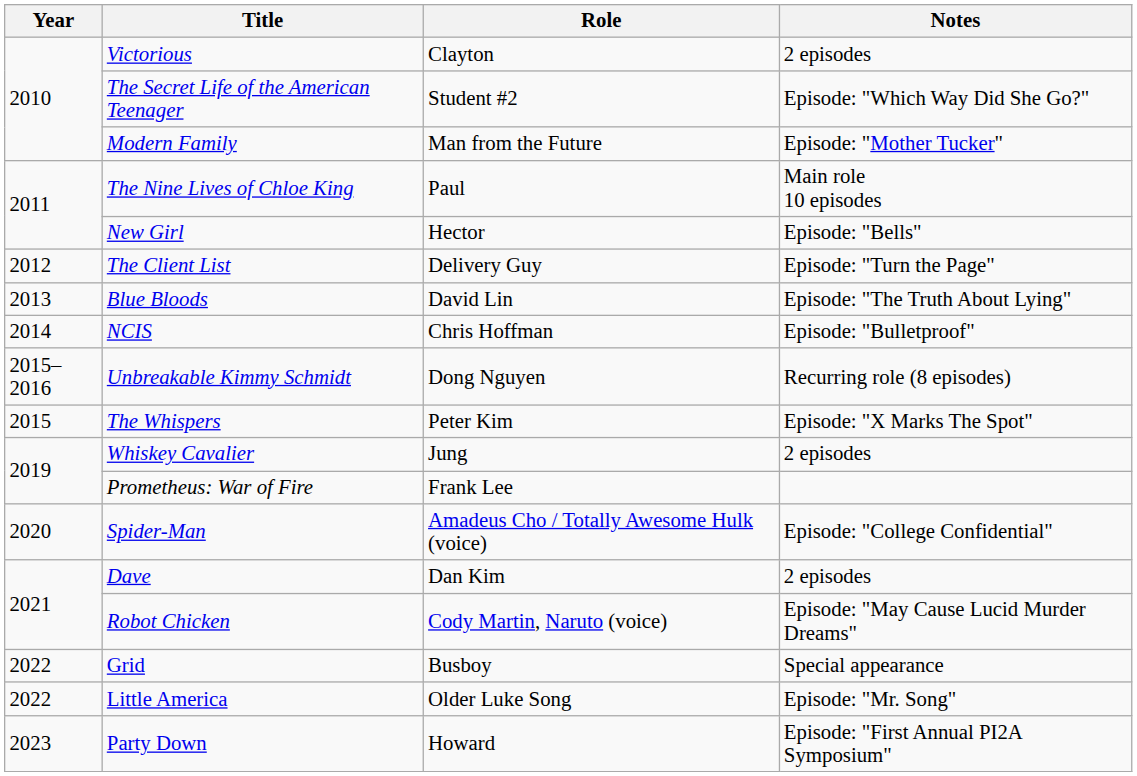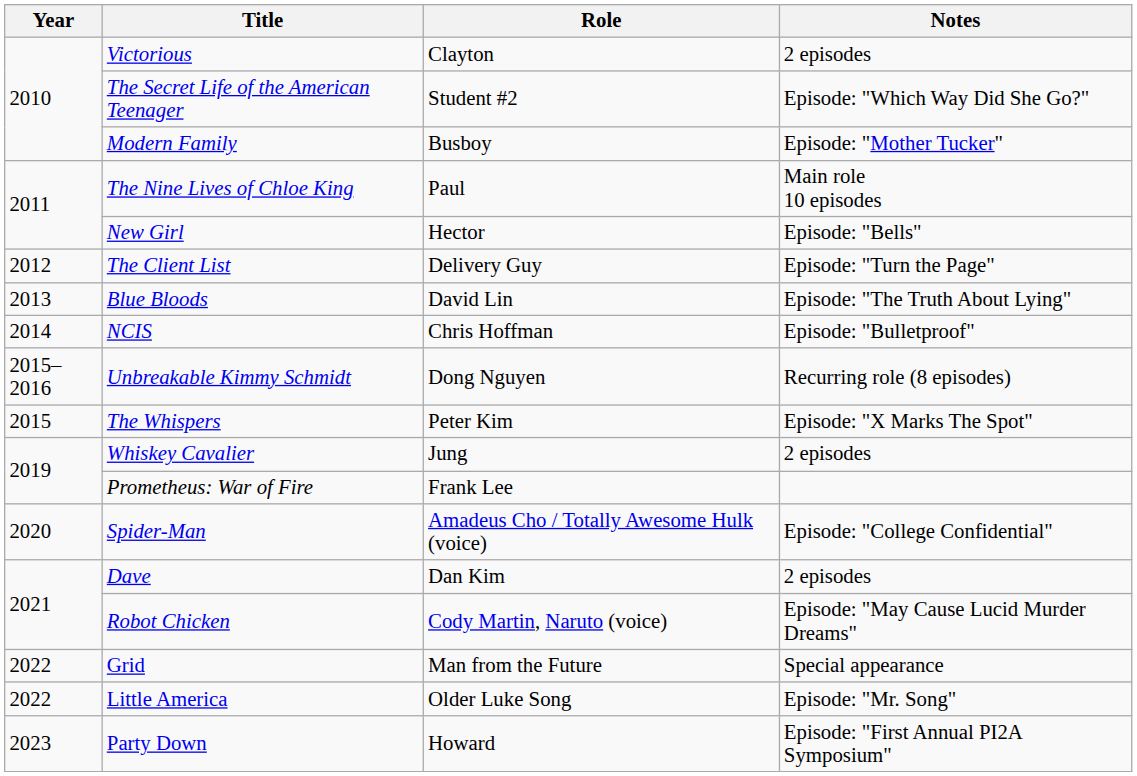(515, 143) Man from the Future -> (460, 143) Busboy
(460, 665) Busboy -> (515, 665) Man from the Future
